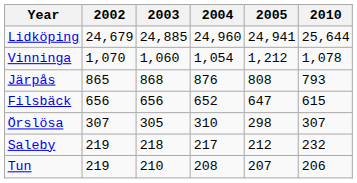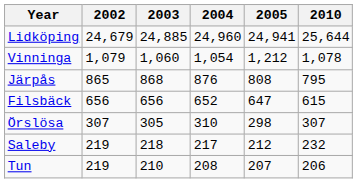(105, 59) 1,070 -> (105, 59) 1,079
(314, 80) 793 -> (314, 80) 795
